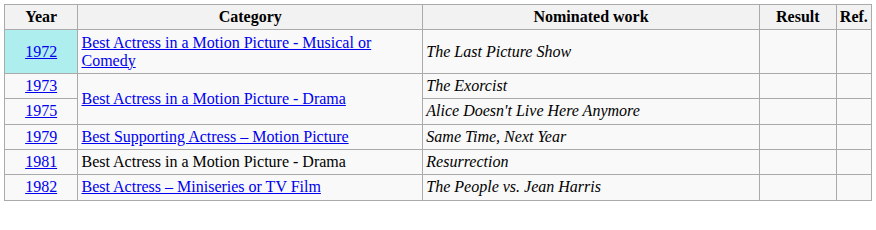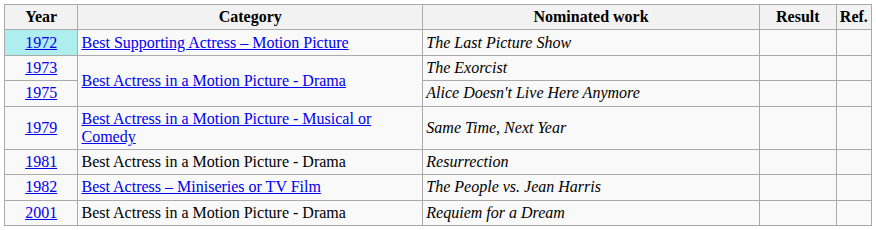(226, 51) Best Actress in a Motion Picture - Musical or Comedy -> (215, 42) Best Supporting Actress – Motion Picture
(215, 136) Best Supporting Actress – Motion Picture -> (226, 127) Best Actress in a Motion Picture - Musical or Comedy
+ row: (496, 212)
